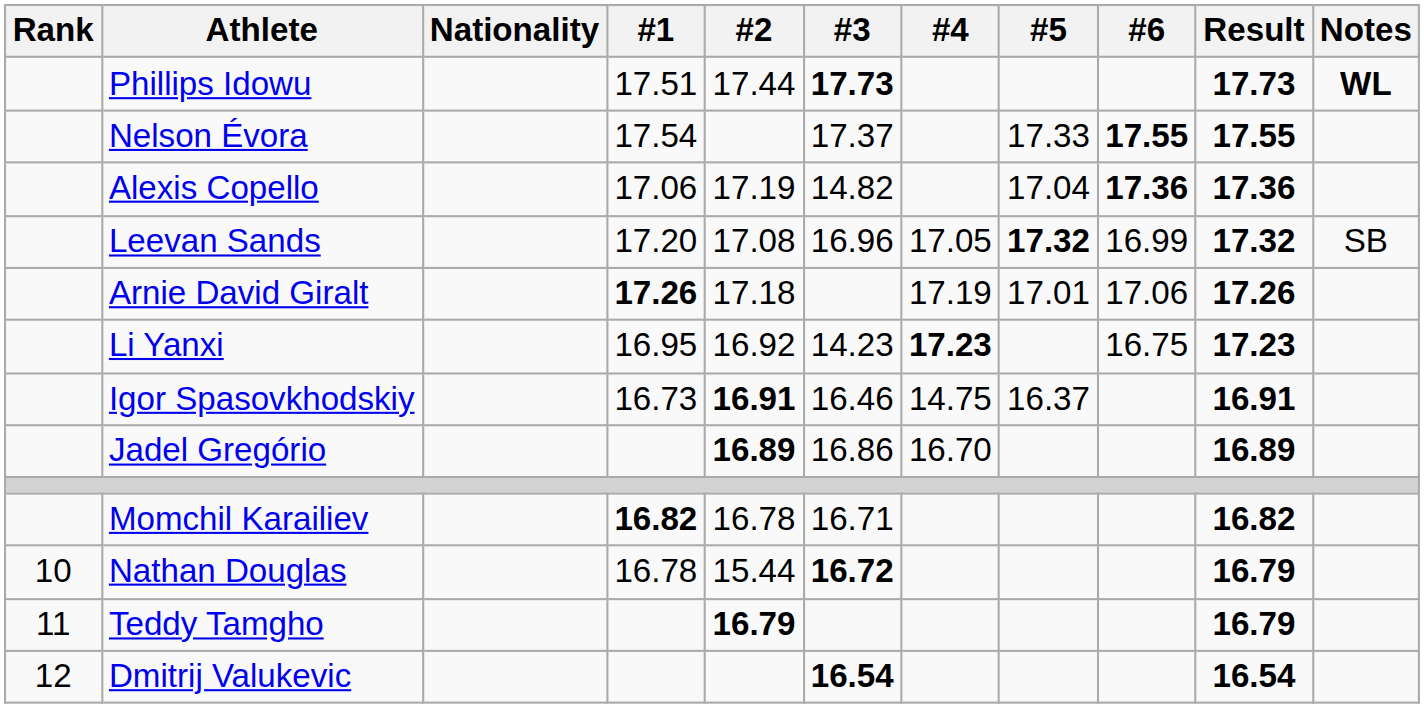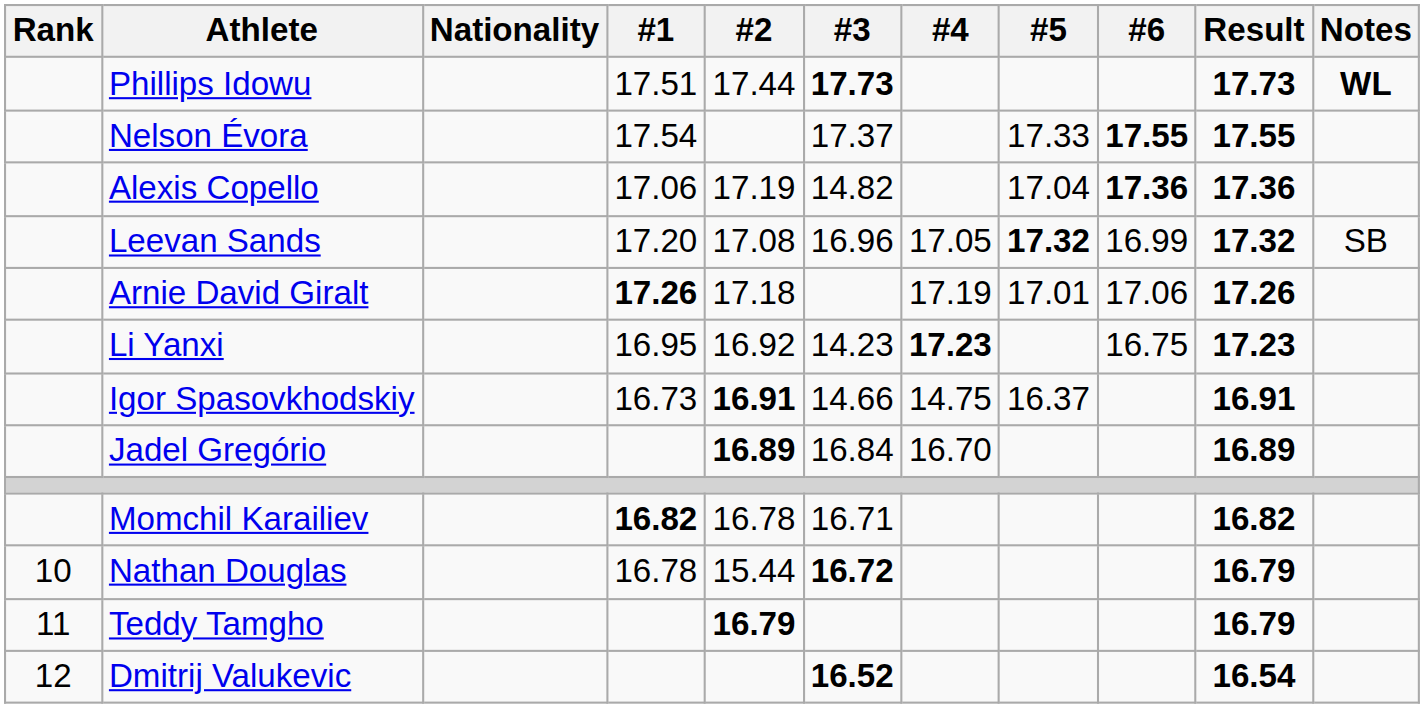(852, 398) 16.46 -> (852, 398) 14.66
(852, 450) 16.86 -> (852, 450) 16.84
(852, 676) 16.54 -> (852, 676) 16.52
